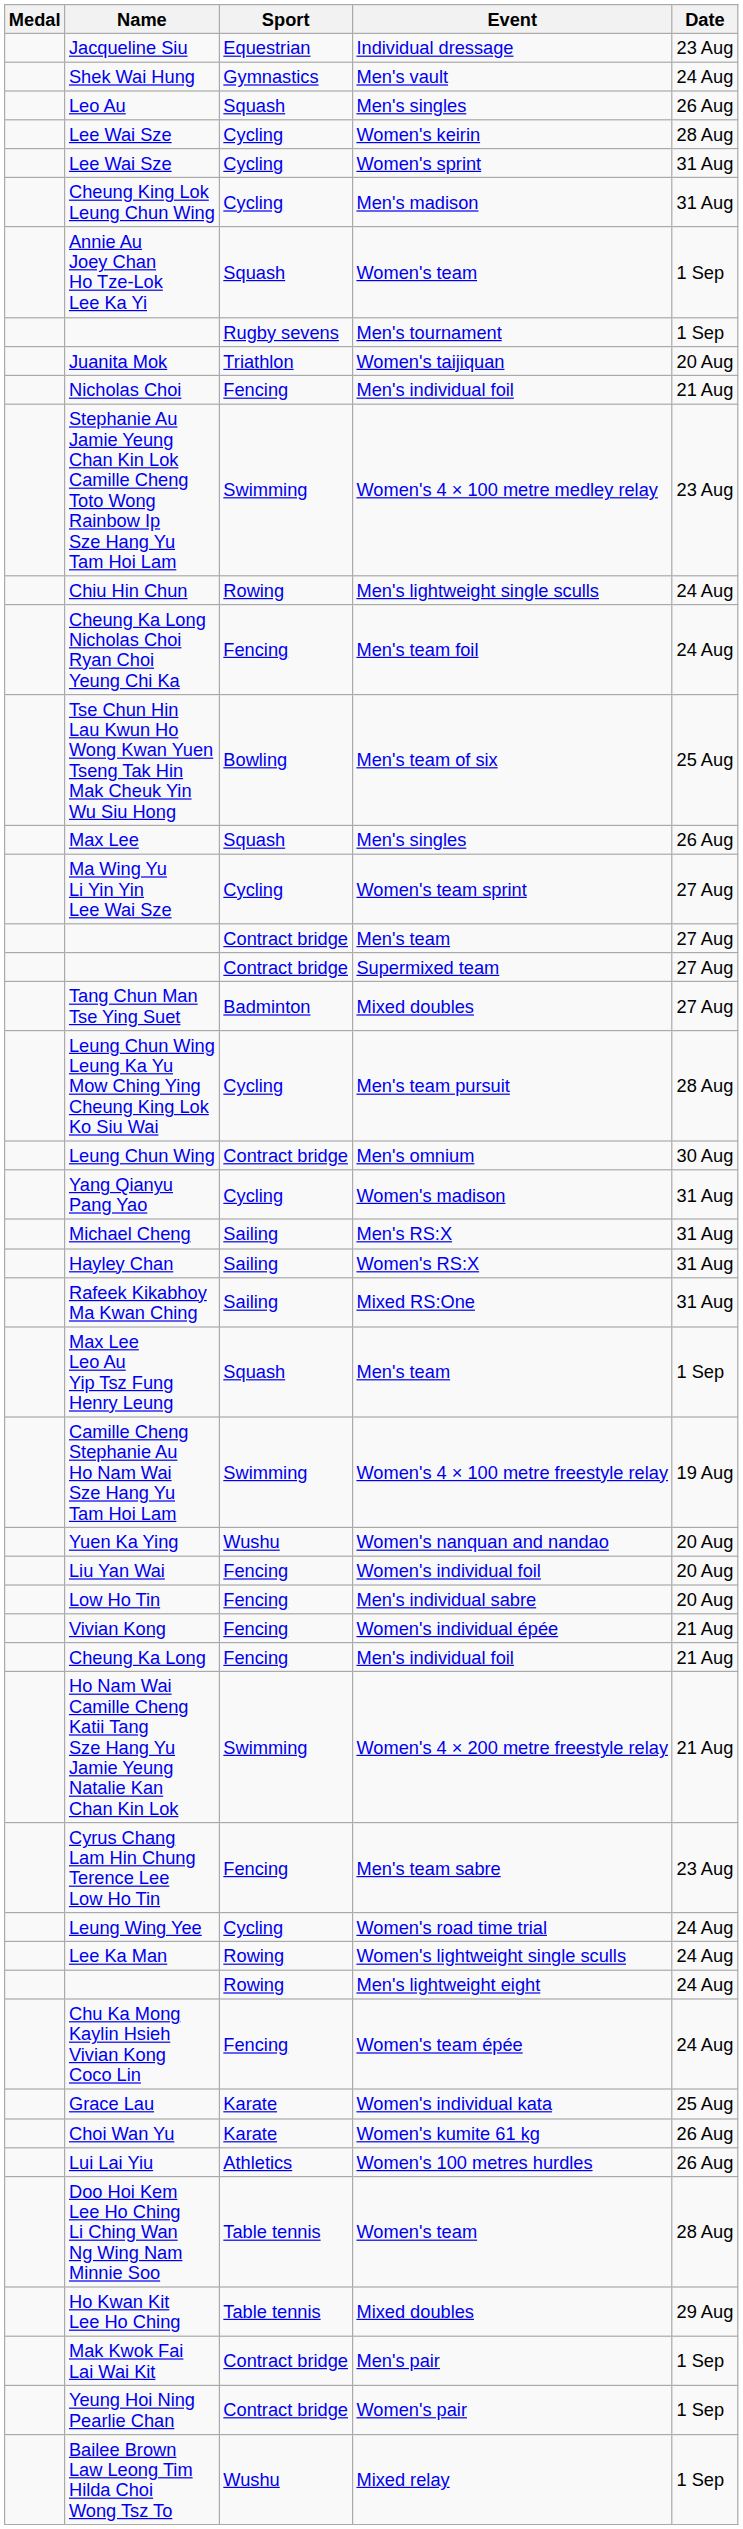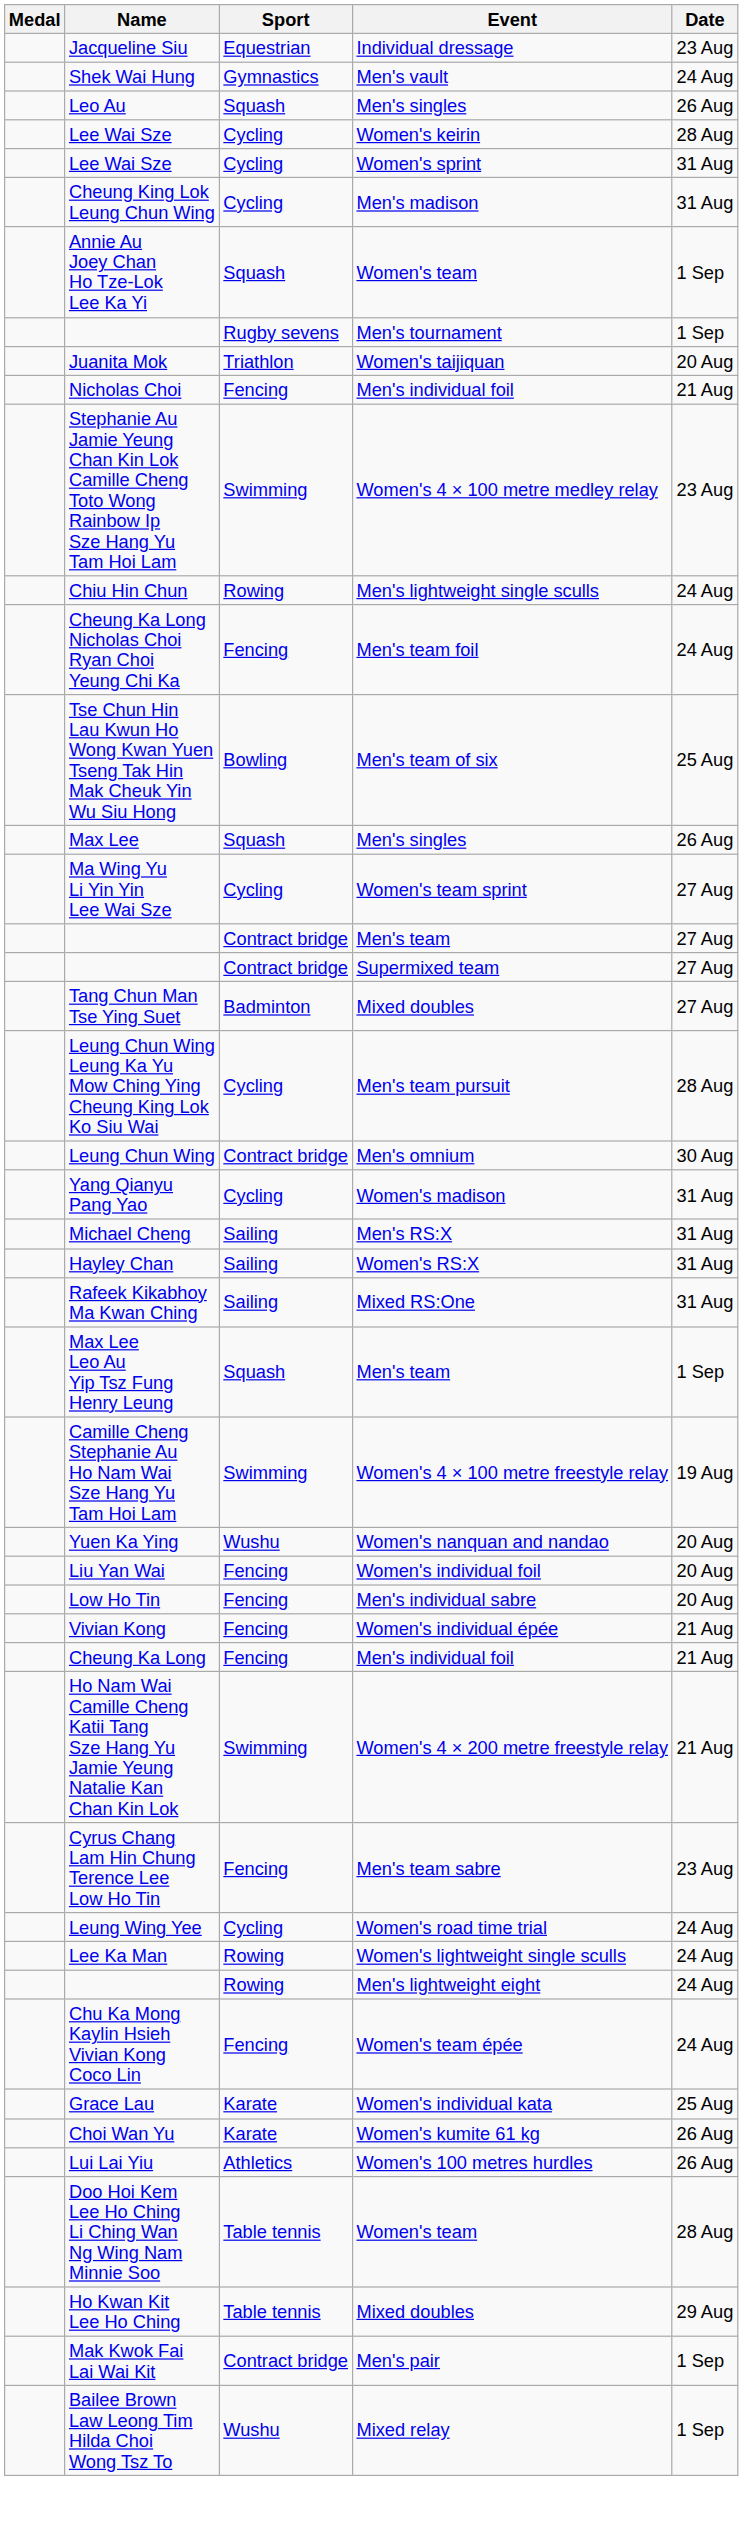- row: (132, 2410)
